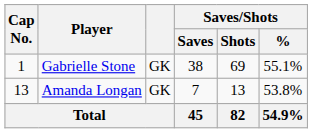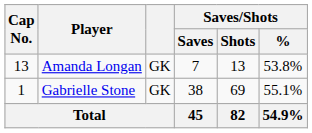rows swapped: (88, 65) <-> (92, 90)
